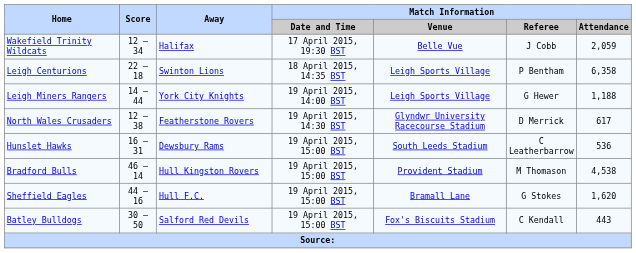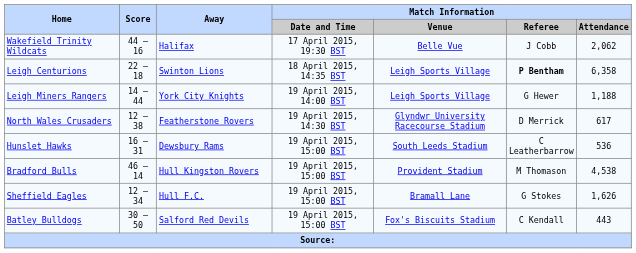(138, 47) 12 – 34 -> (138, 47) 44 – 16
(604, 47) 2,059 -> (604, 47) 2,062
(541, 71) normal -> (541, 71) bold
(138, 196) 44 – 16 -> (138, 196) 12 – 34
(604, 196) 1,620 -> (604, 196) 1,626
